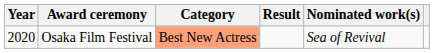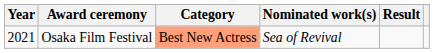columns swapped: (363, 15) <-> (282, 15)
(21, 37) 2020 -> (21, 37) 2021
